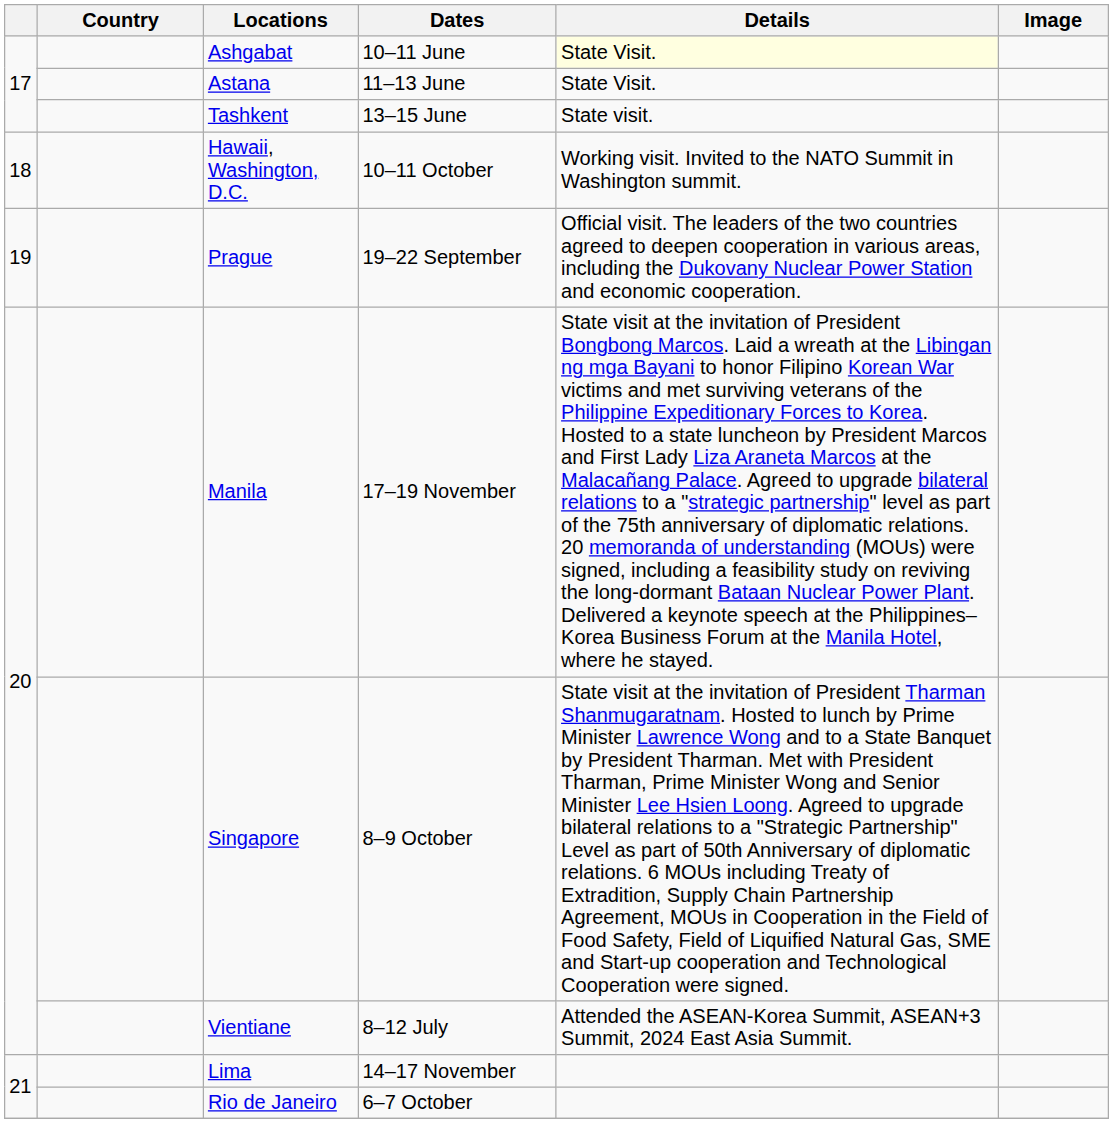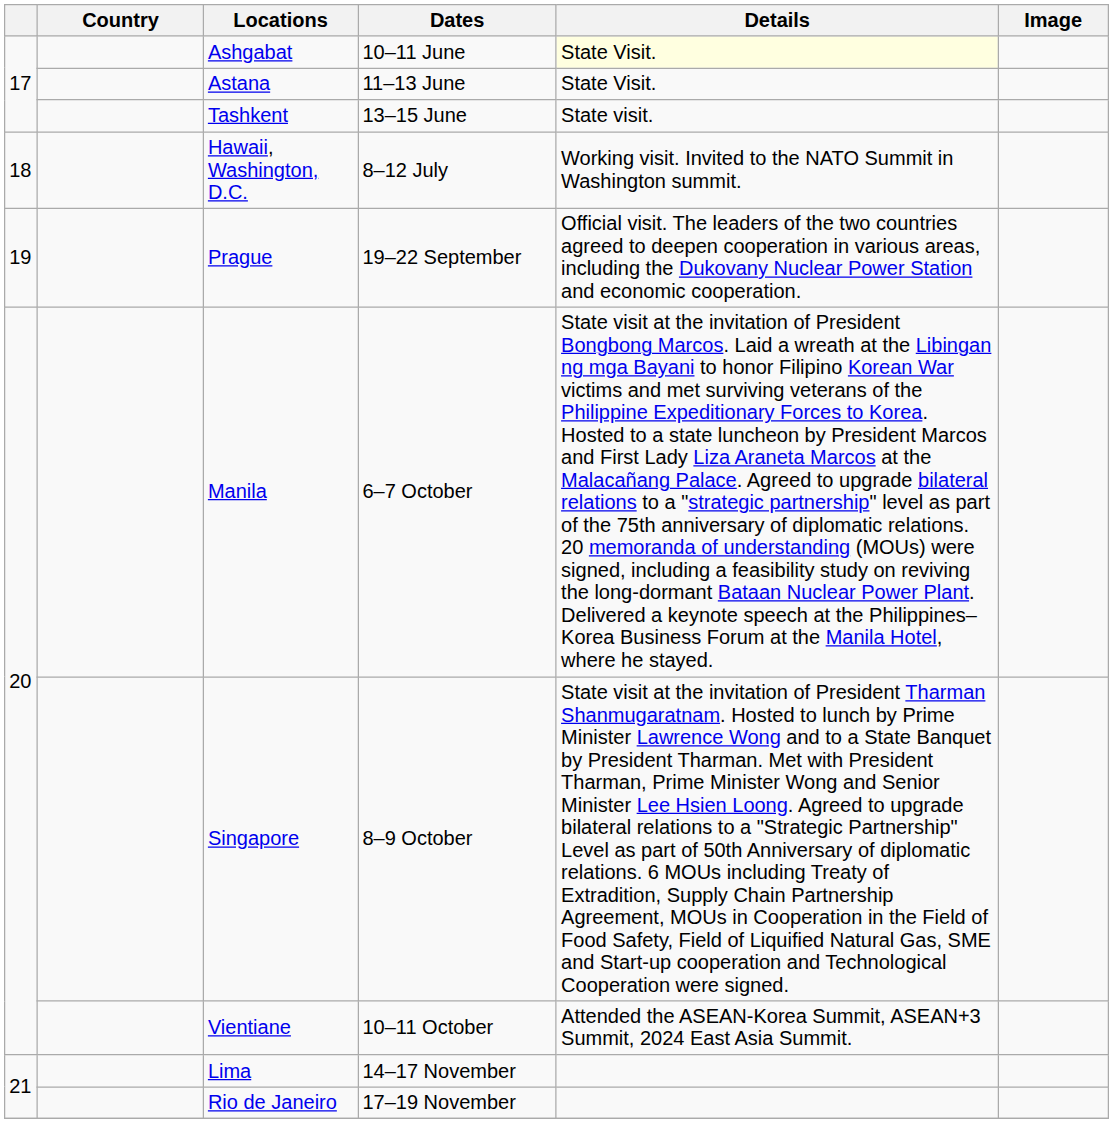(428, 169) 10–11 October -> (405, 169) 8–12 July
(439, 491) 17–19 November -> (417, 491) 6–7 October
(405, 1027) 8–12 July -> (428, 1027) 10–11 October
(417, 1102) 6–7 October -> (439, 1102) 17–19 November
